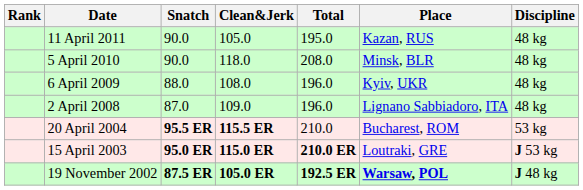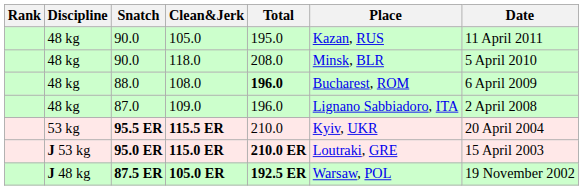columns swapped: (545, 15) <-> (103, 15)
(317, 83) normal -> (267, 83) bold
(395, 83) Kyiv, UKR -> (361, 83) Bucharest, ROM
(411, 128) Bucharest, ROM -> (345, 128) Kyiv, UKR
(405, 173) bold -> (352, 173) normal
